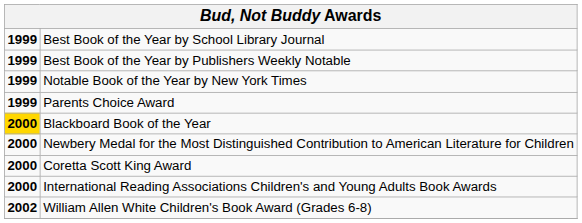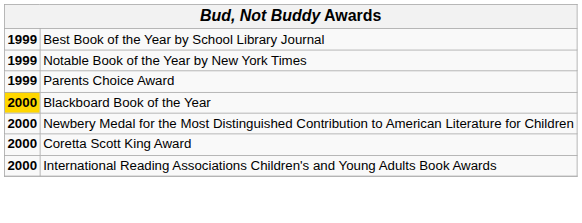- row: (197, 60)
- row: (207, 207)
